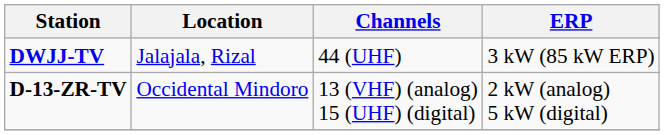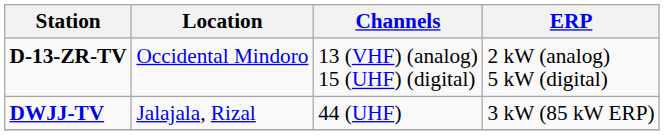rows swapped: (57, 55) <-> (68, 88)
